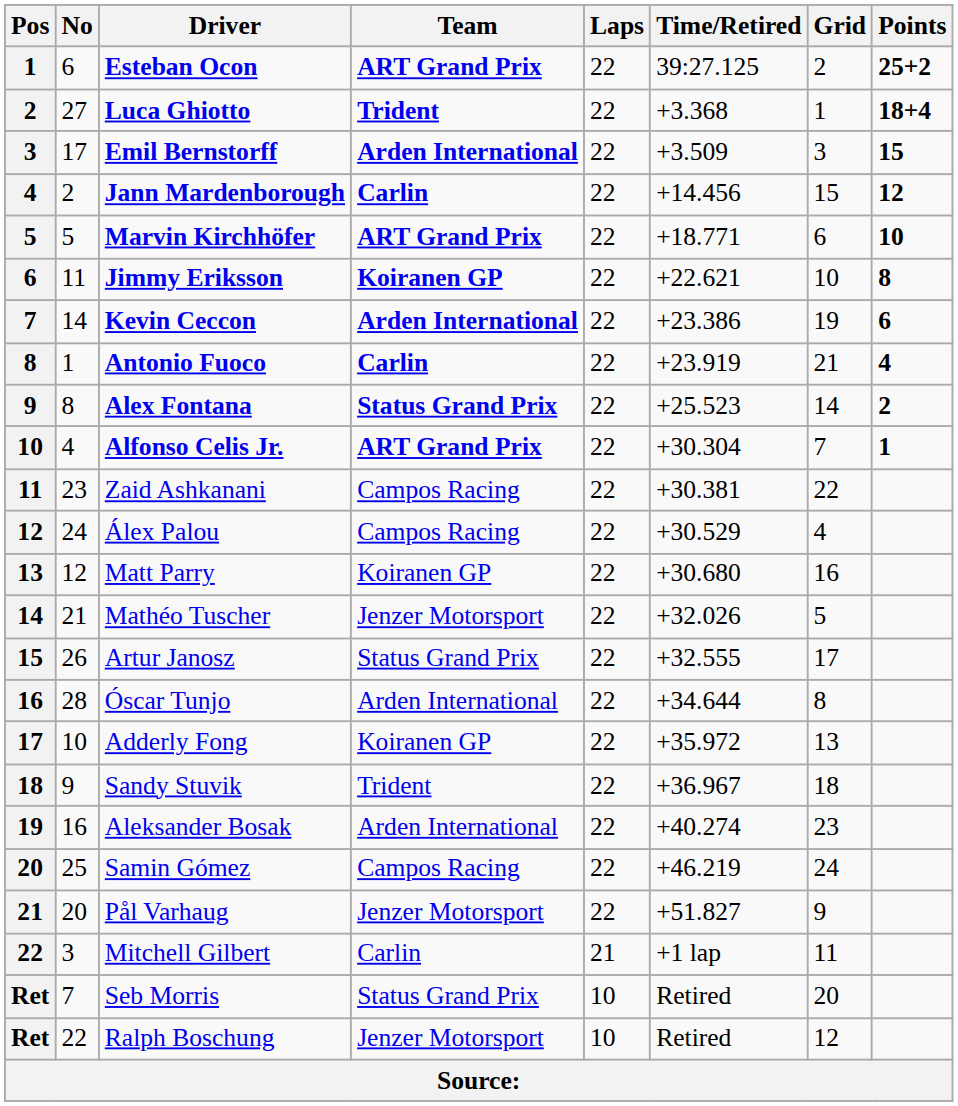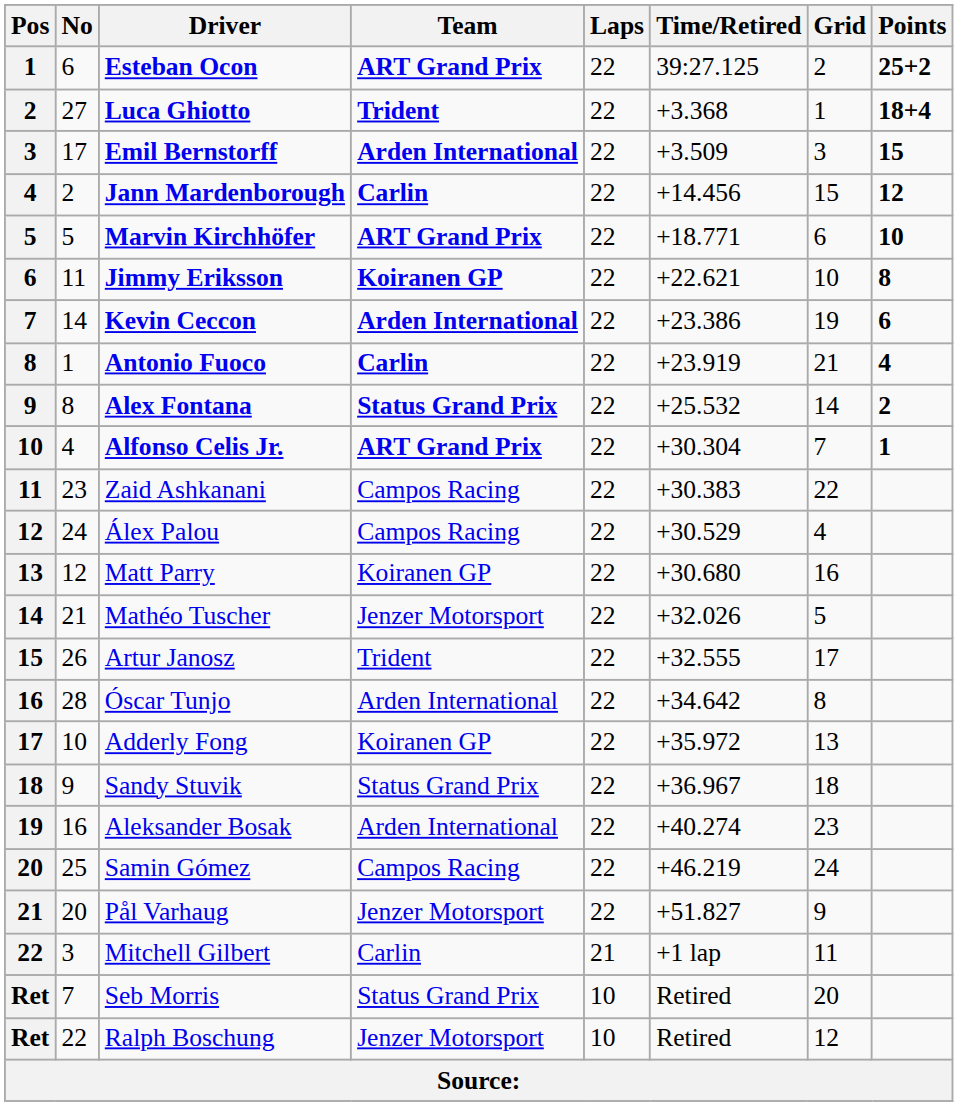(699, 404) +25.523 -> (699, 404) +25.532
(699, 489) +30.381 -> (699, 489) +30.383
(448, 657) Status Grand Prix -> (394, 657) Trident
(699, 700) +34.644 -> (699, 700) +34.642
(394, 784) Trident -> (448, 784) Status Grand Prix
